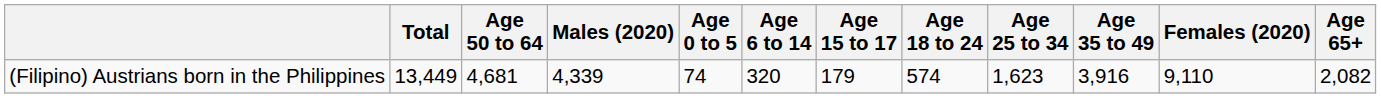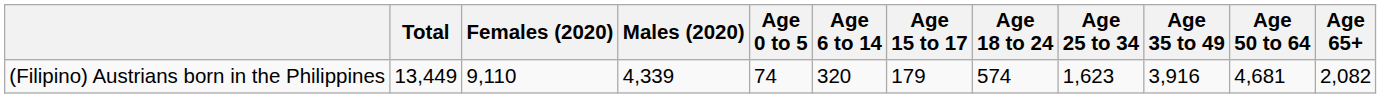columns swapped: (1237, 32) <-> (505, 32)
